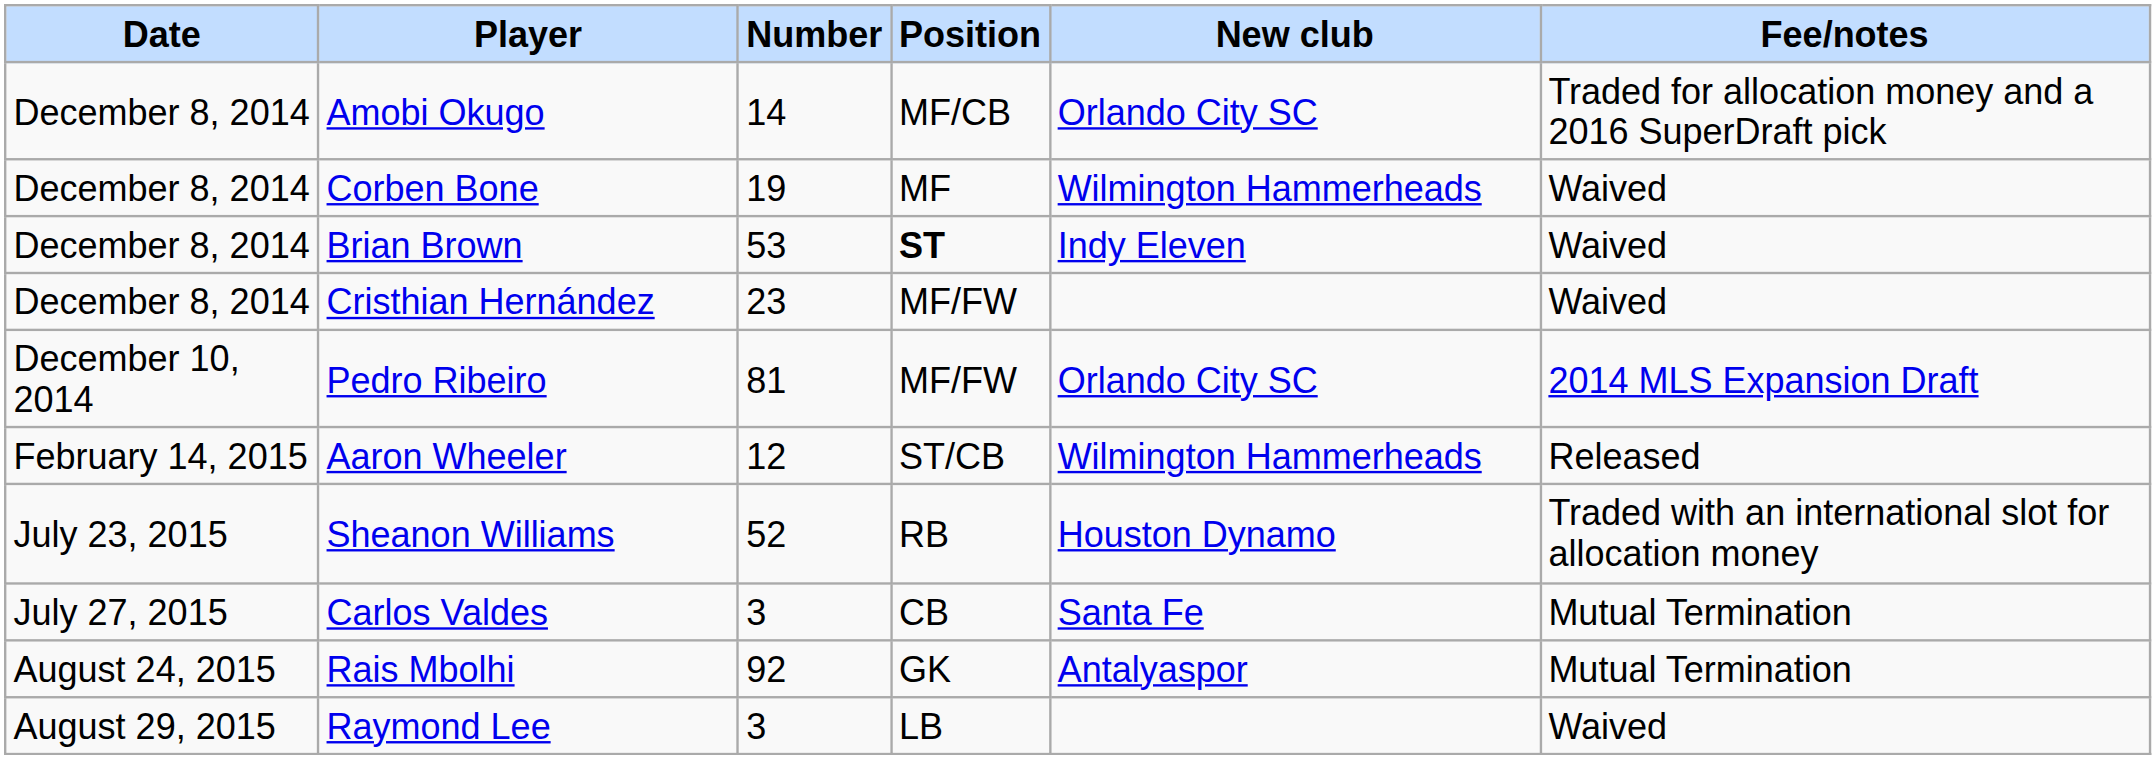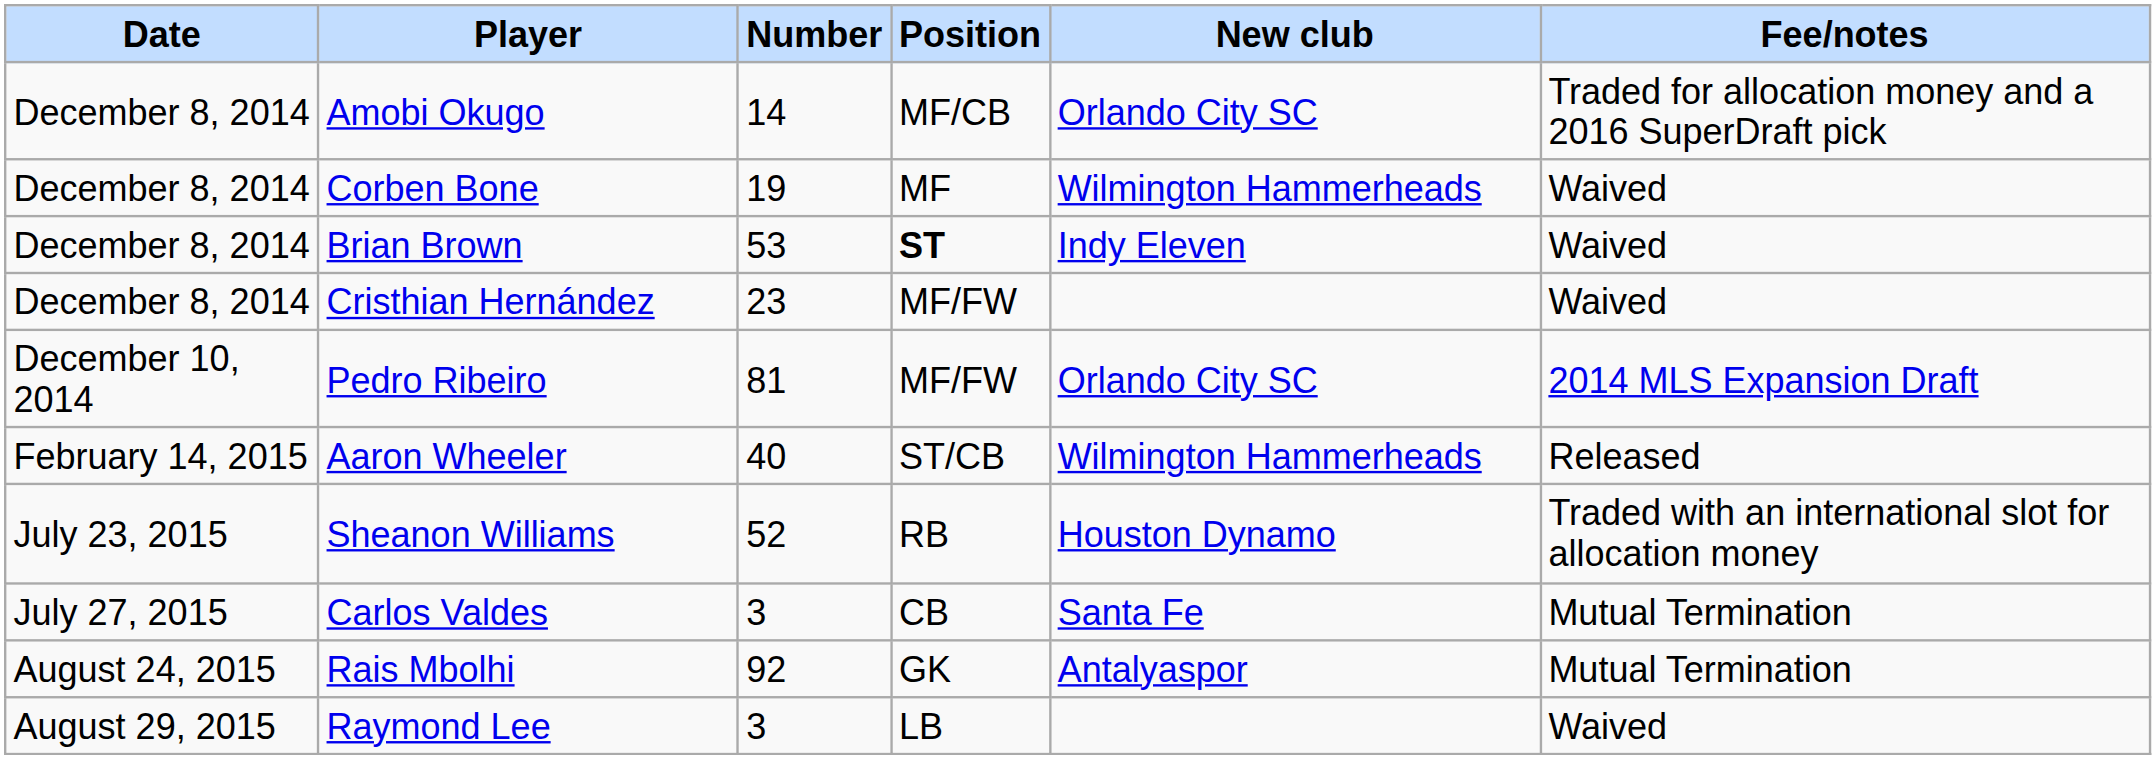(766, 457) 12 -> (766, 457) 40
